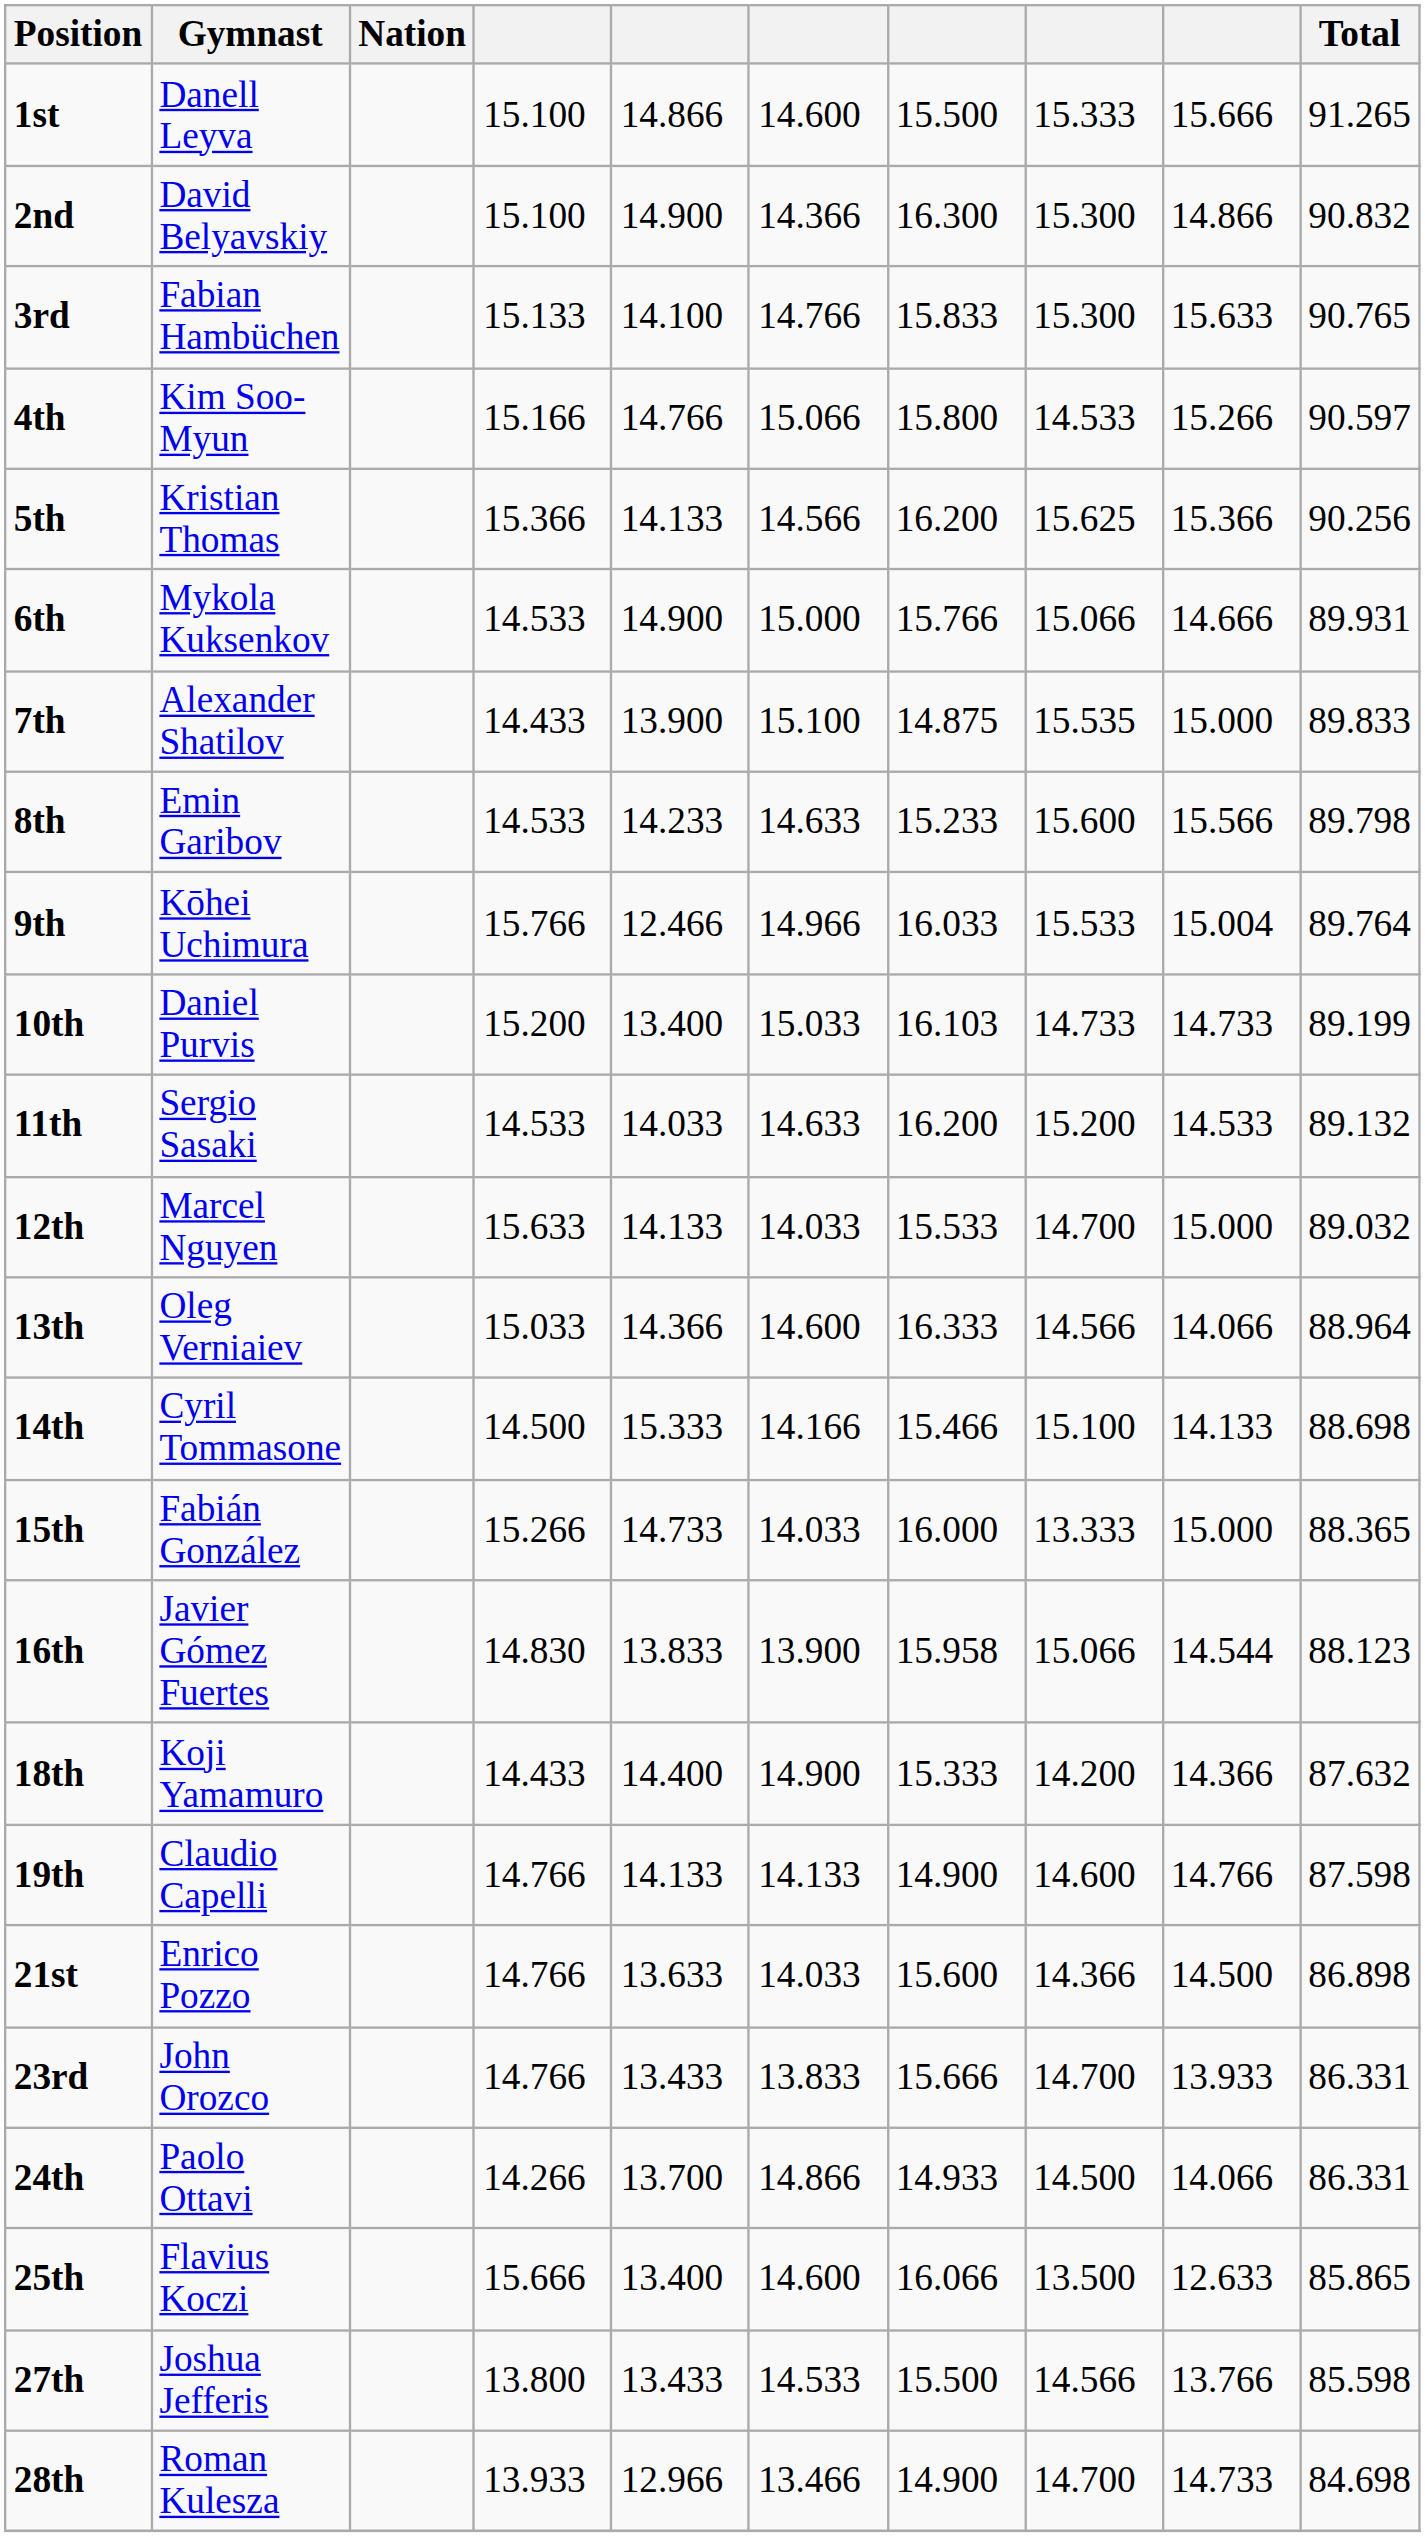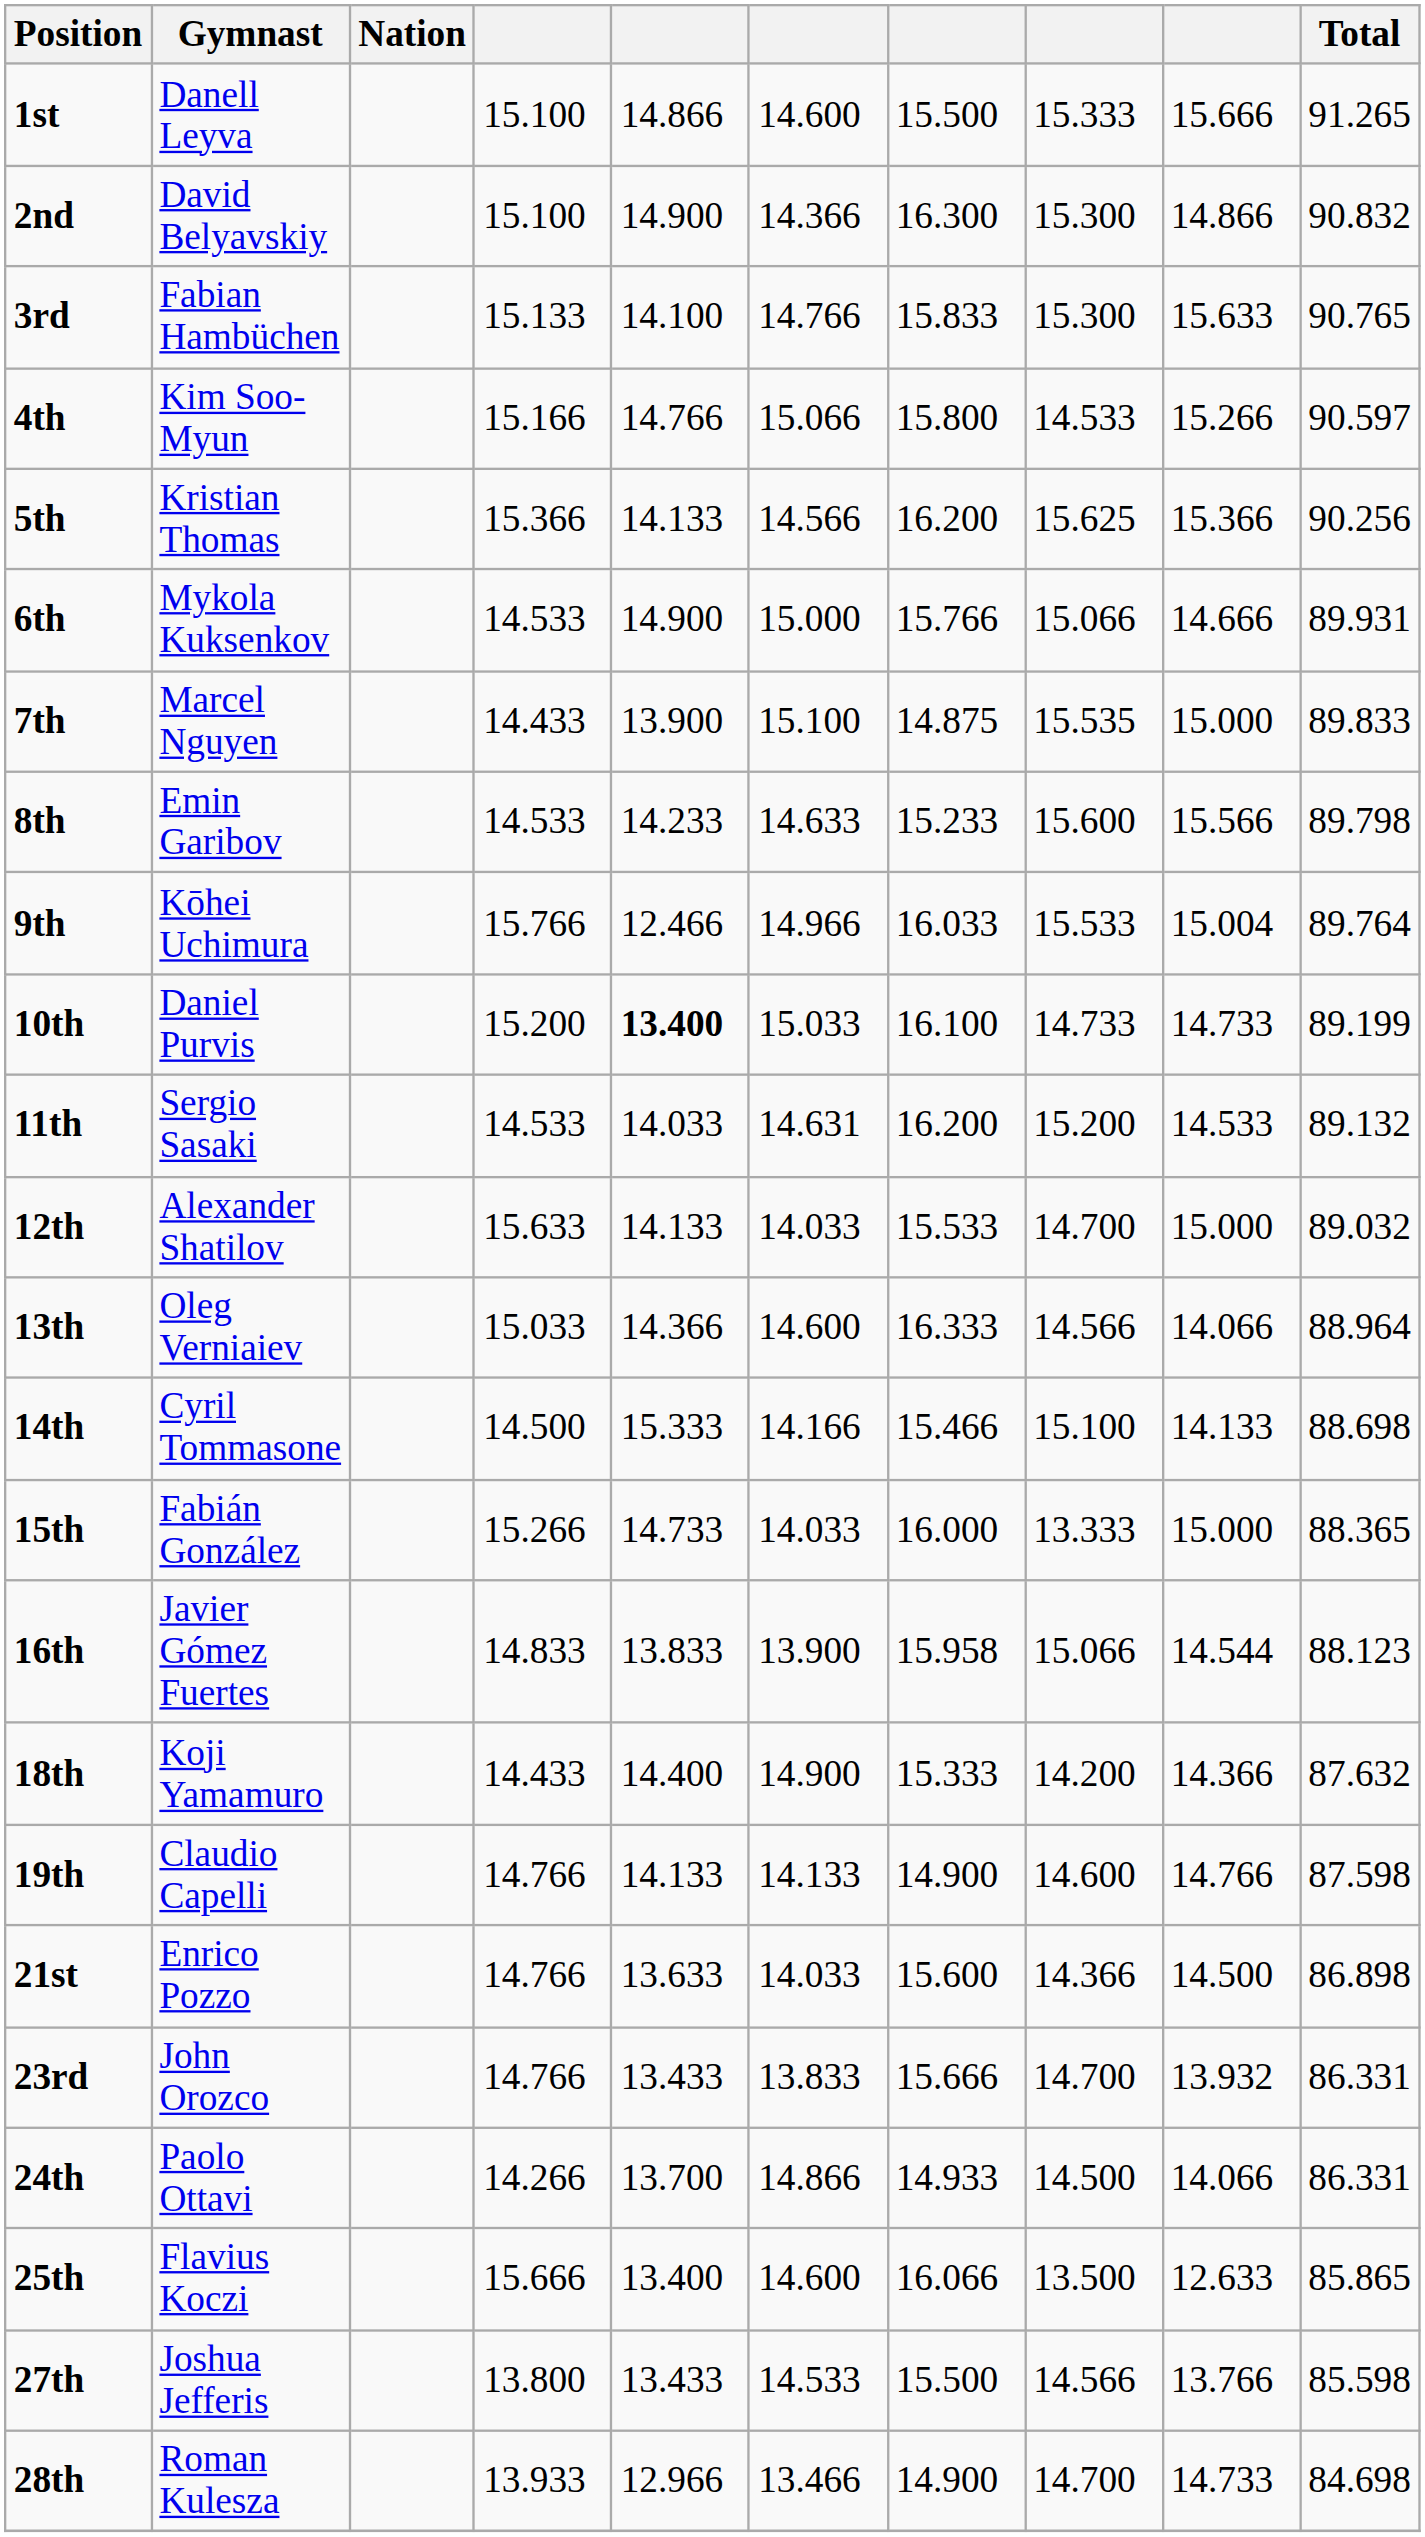(237, 720) Alexander Shatilov -> (218, 720) Marcel Nguyen
(672, 1023) normal -> (672, 1023) bold
(947, 1023) 16.103 -> (947, 1023) 16.100
(809, 1124) 14.633 -> (809, 1124) 14.631
(218, 1225) Marcel Nguyen -> (237, 1225) Alexander Shatilov
(534, 1651) 14.830 -> (534, 1651) 14.833
(1222, 2076) 13.933 -> (1222, 2076) 13.932
